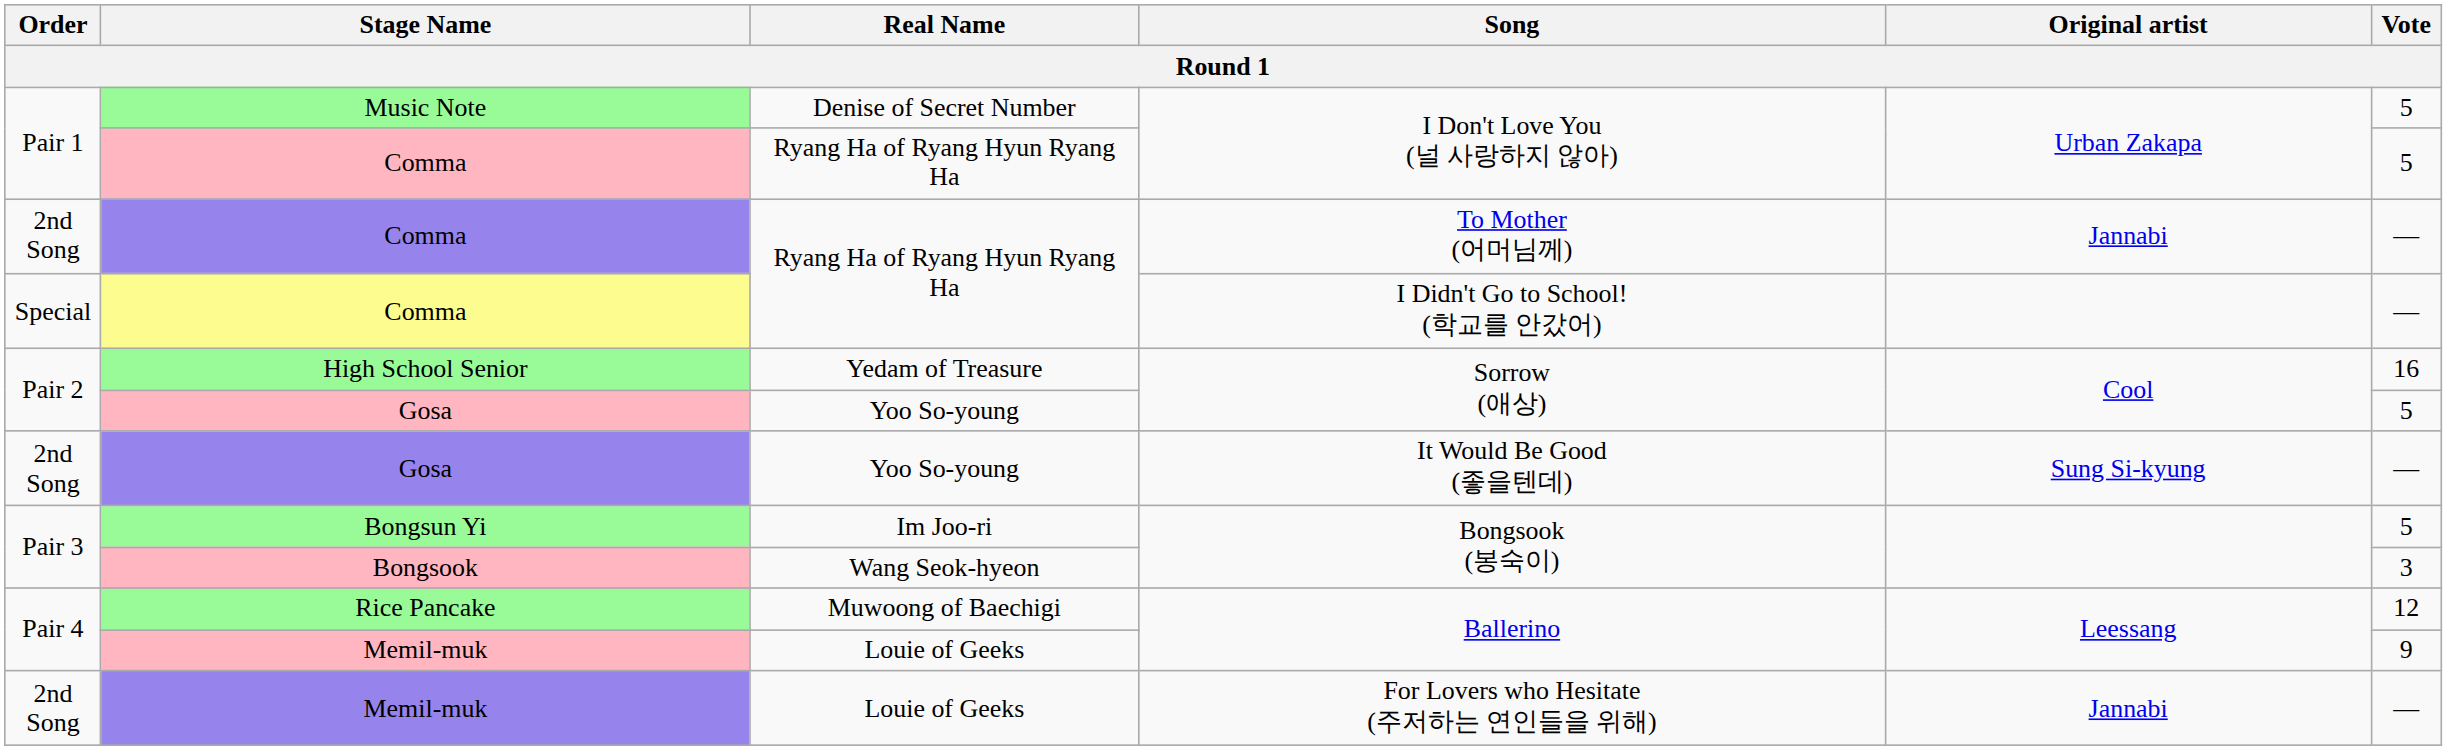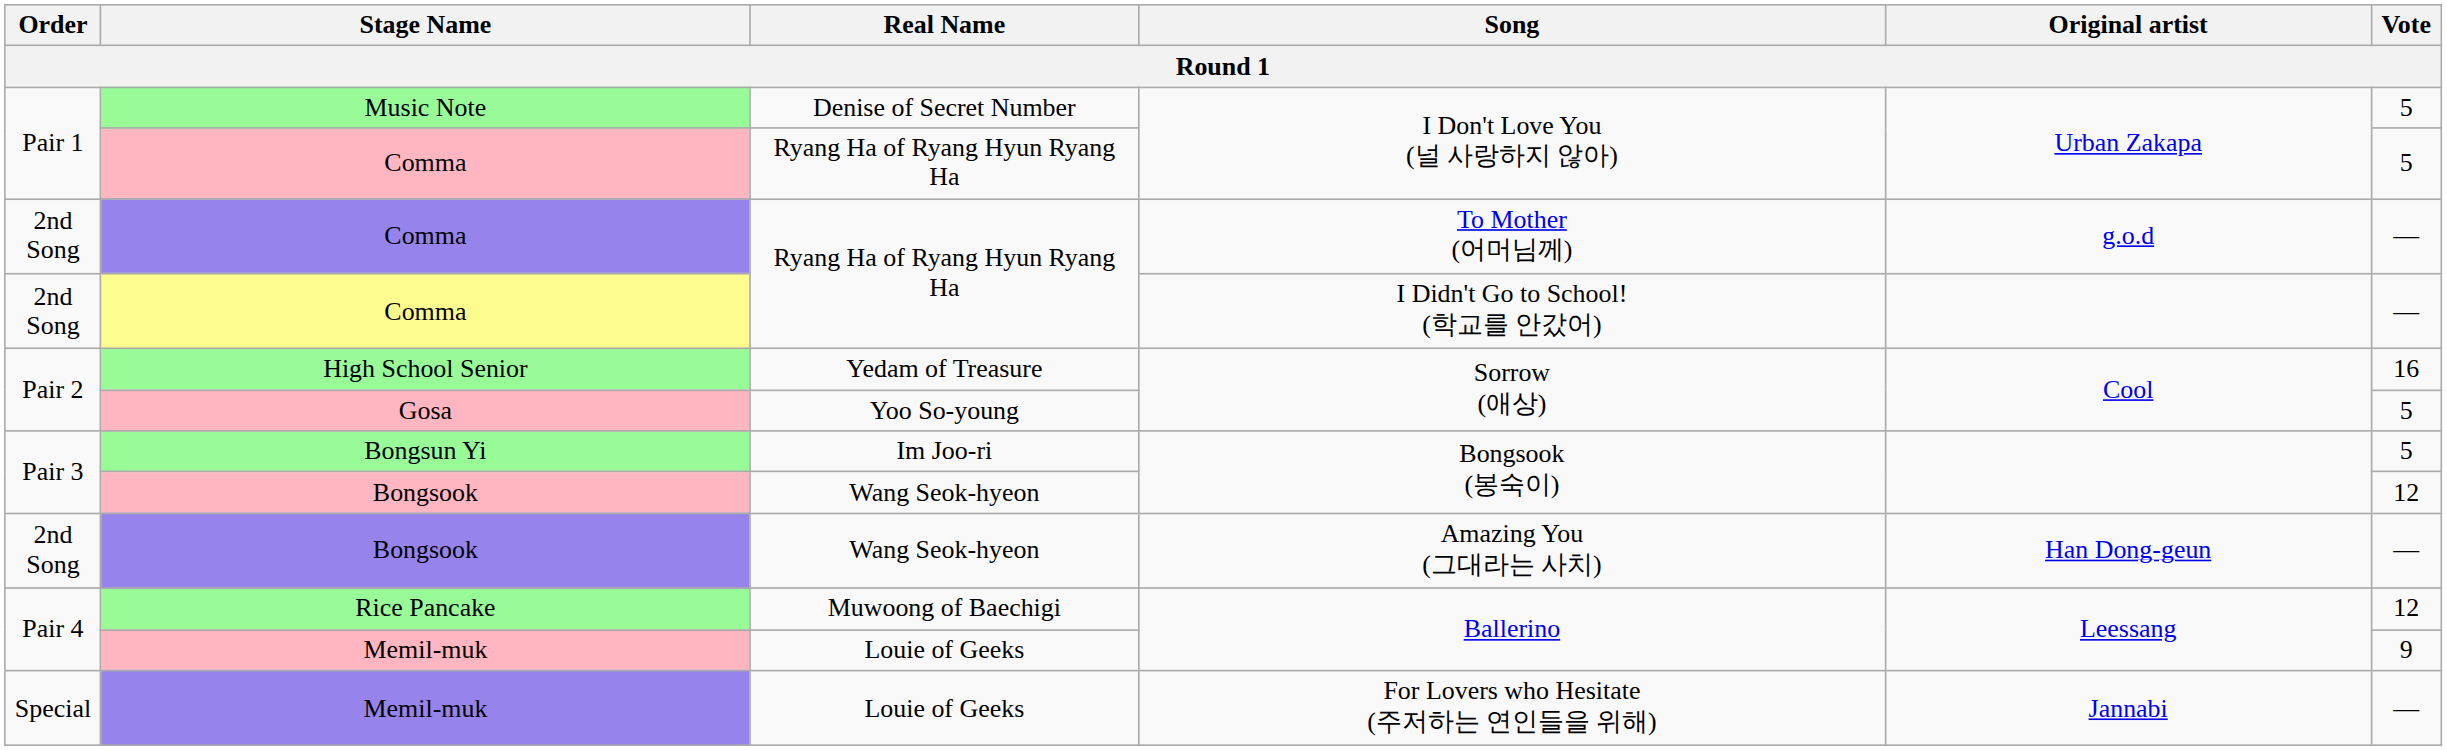(2128, 235) Jannabi -> (2128, 235) g.o.d
(53, 310) Special -> (53, 310) 2nd Song
- row: (425, 468)
(2406, 567) 3 -> (2406, 492) 12
+ row: (425, 550)
(53, 707) 2nd Song -> (53, 707) Special
